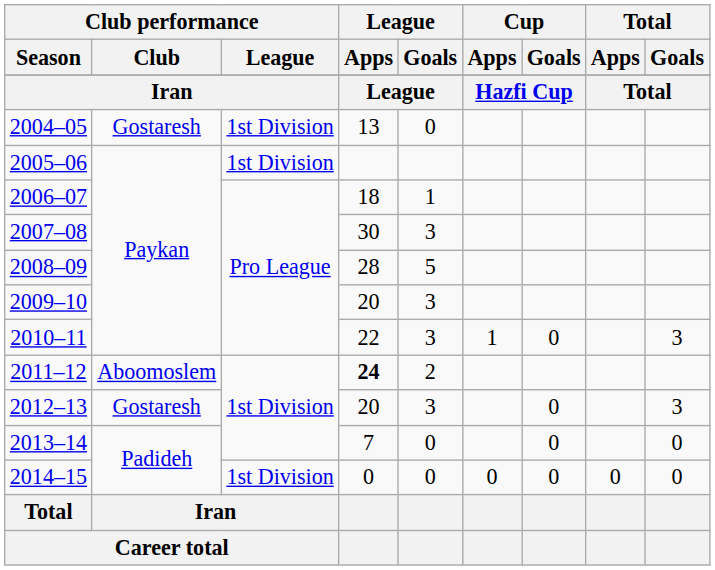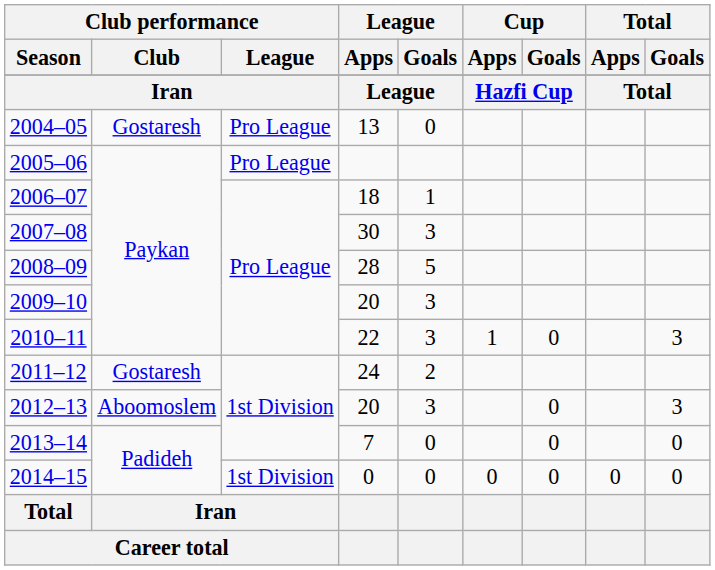(280, 127) 1st Division -> (280, 127) Pro League
(280, 162) 1st Division -> (280, 162) Pro League
(157, 372) Aboomoslem -> (157, 372) Gostaresh
(368, 372) bold -> (368, 372) normal
(157, 407) Gostaresh -> (157, 407) Aboomoslem
